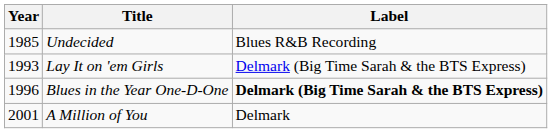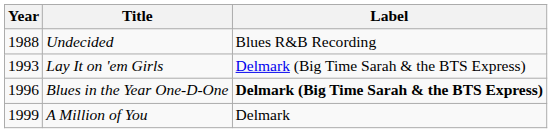(24, 41) 1985 -> (24, 41) 1988
(24, 115) 2001 -> (24, 115) 1999
